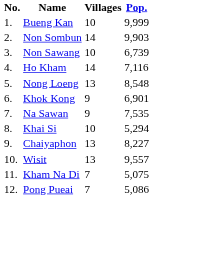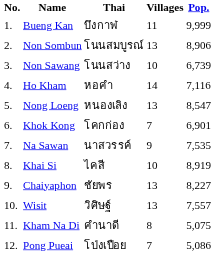+ column: (114, 7)
(90, 22) 10 -> (152, 25) 11
(90, 37) 14 -> (152, 45) 13
(137, 37) 9,903 -> (199, 45) 8,906
(137, 83) 8,548 -> (199, 105) 8,547
(87, 98) 9 -> (149, 125) 7
(137, 128) 5,294 -> (199, 165) 8,919
(137, 159) 9,557 -> (199, 205) 7,557
(87, 174) 7 -> (149, 225) 8
